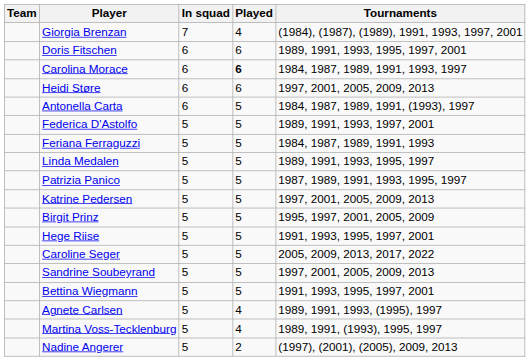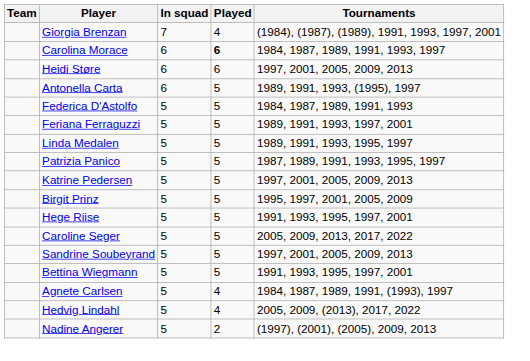- row: (79, 50)
(376, 106) 1984, 1987, 1989, 1991, (1993), 1997 -> (339, 87) 1989, 1991, 1993, (1995), 1997
(356, 124) 1989, 1991, 1993, 1997, 2001 -> (335, 106) 1984, 1987, 1989, 1991, 1993
(356, 143) 1984, 1987, 1989, 1991, 1993 -> (335, 124) 1989, 1991, 1993, 1997, 2001
(360, 310) 1989, 1991, 1993, (1995), 1997 -> (355, 291) 1984, 1987, 1989, 1991, (1993), 1997
+ row: (81, 310)
- row: (109, 328)
